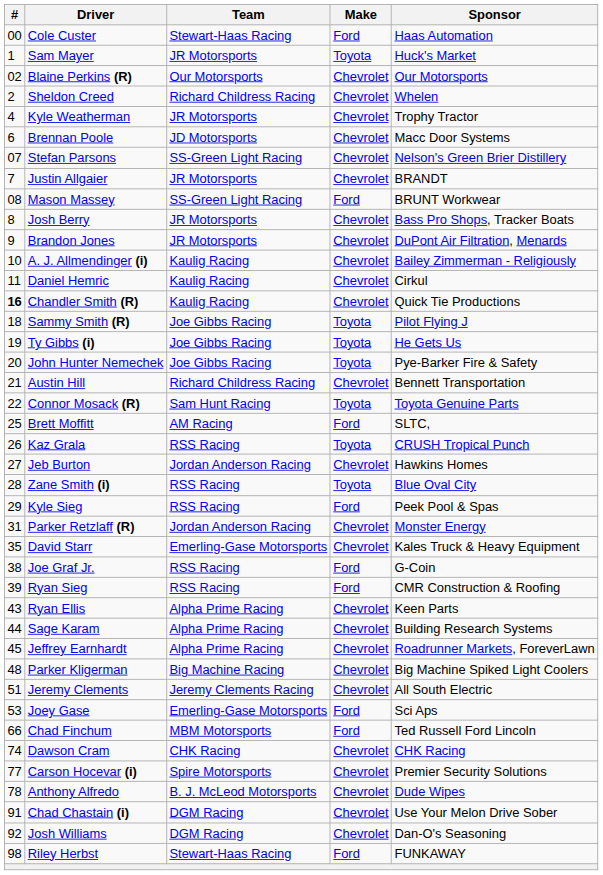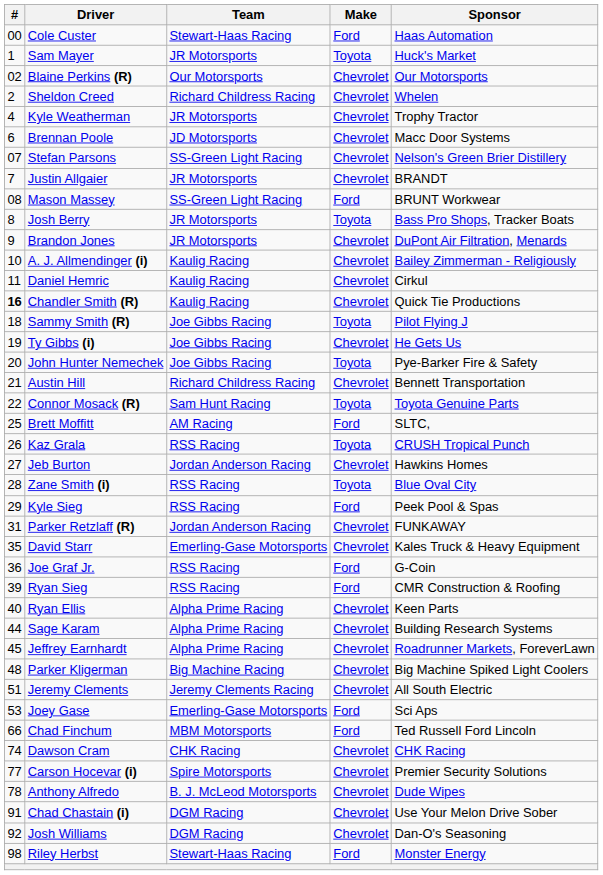(361, 219) Chevrolet -> (352, 219) Toyota
(352, 342) Toyota -> (361, 342) Chevrolet
(440, 526) Monster Energy -> (430, 526) FUNKAWAY
(15, 567) 38 -> (15, 567) 36
(15, 608) 43 -> (15, 608) 40
(430, 853) FUNKAWAY -> (440, 853) Monster Energy
